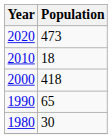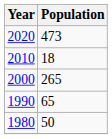(51, 79) 418 -> (51, 79) 265
(48, 123) 30 -> (48, 123) 50
